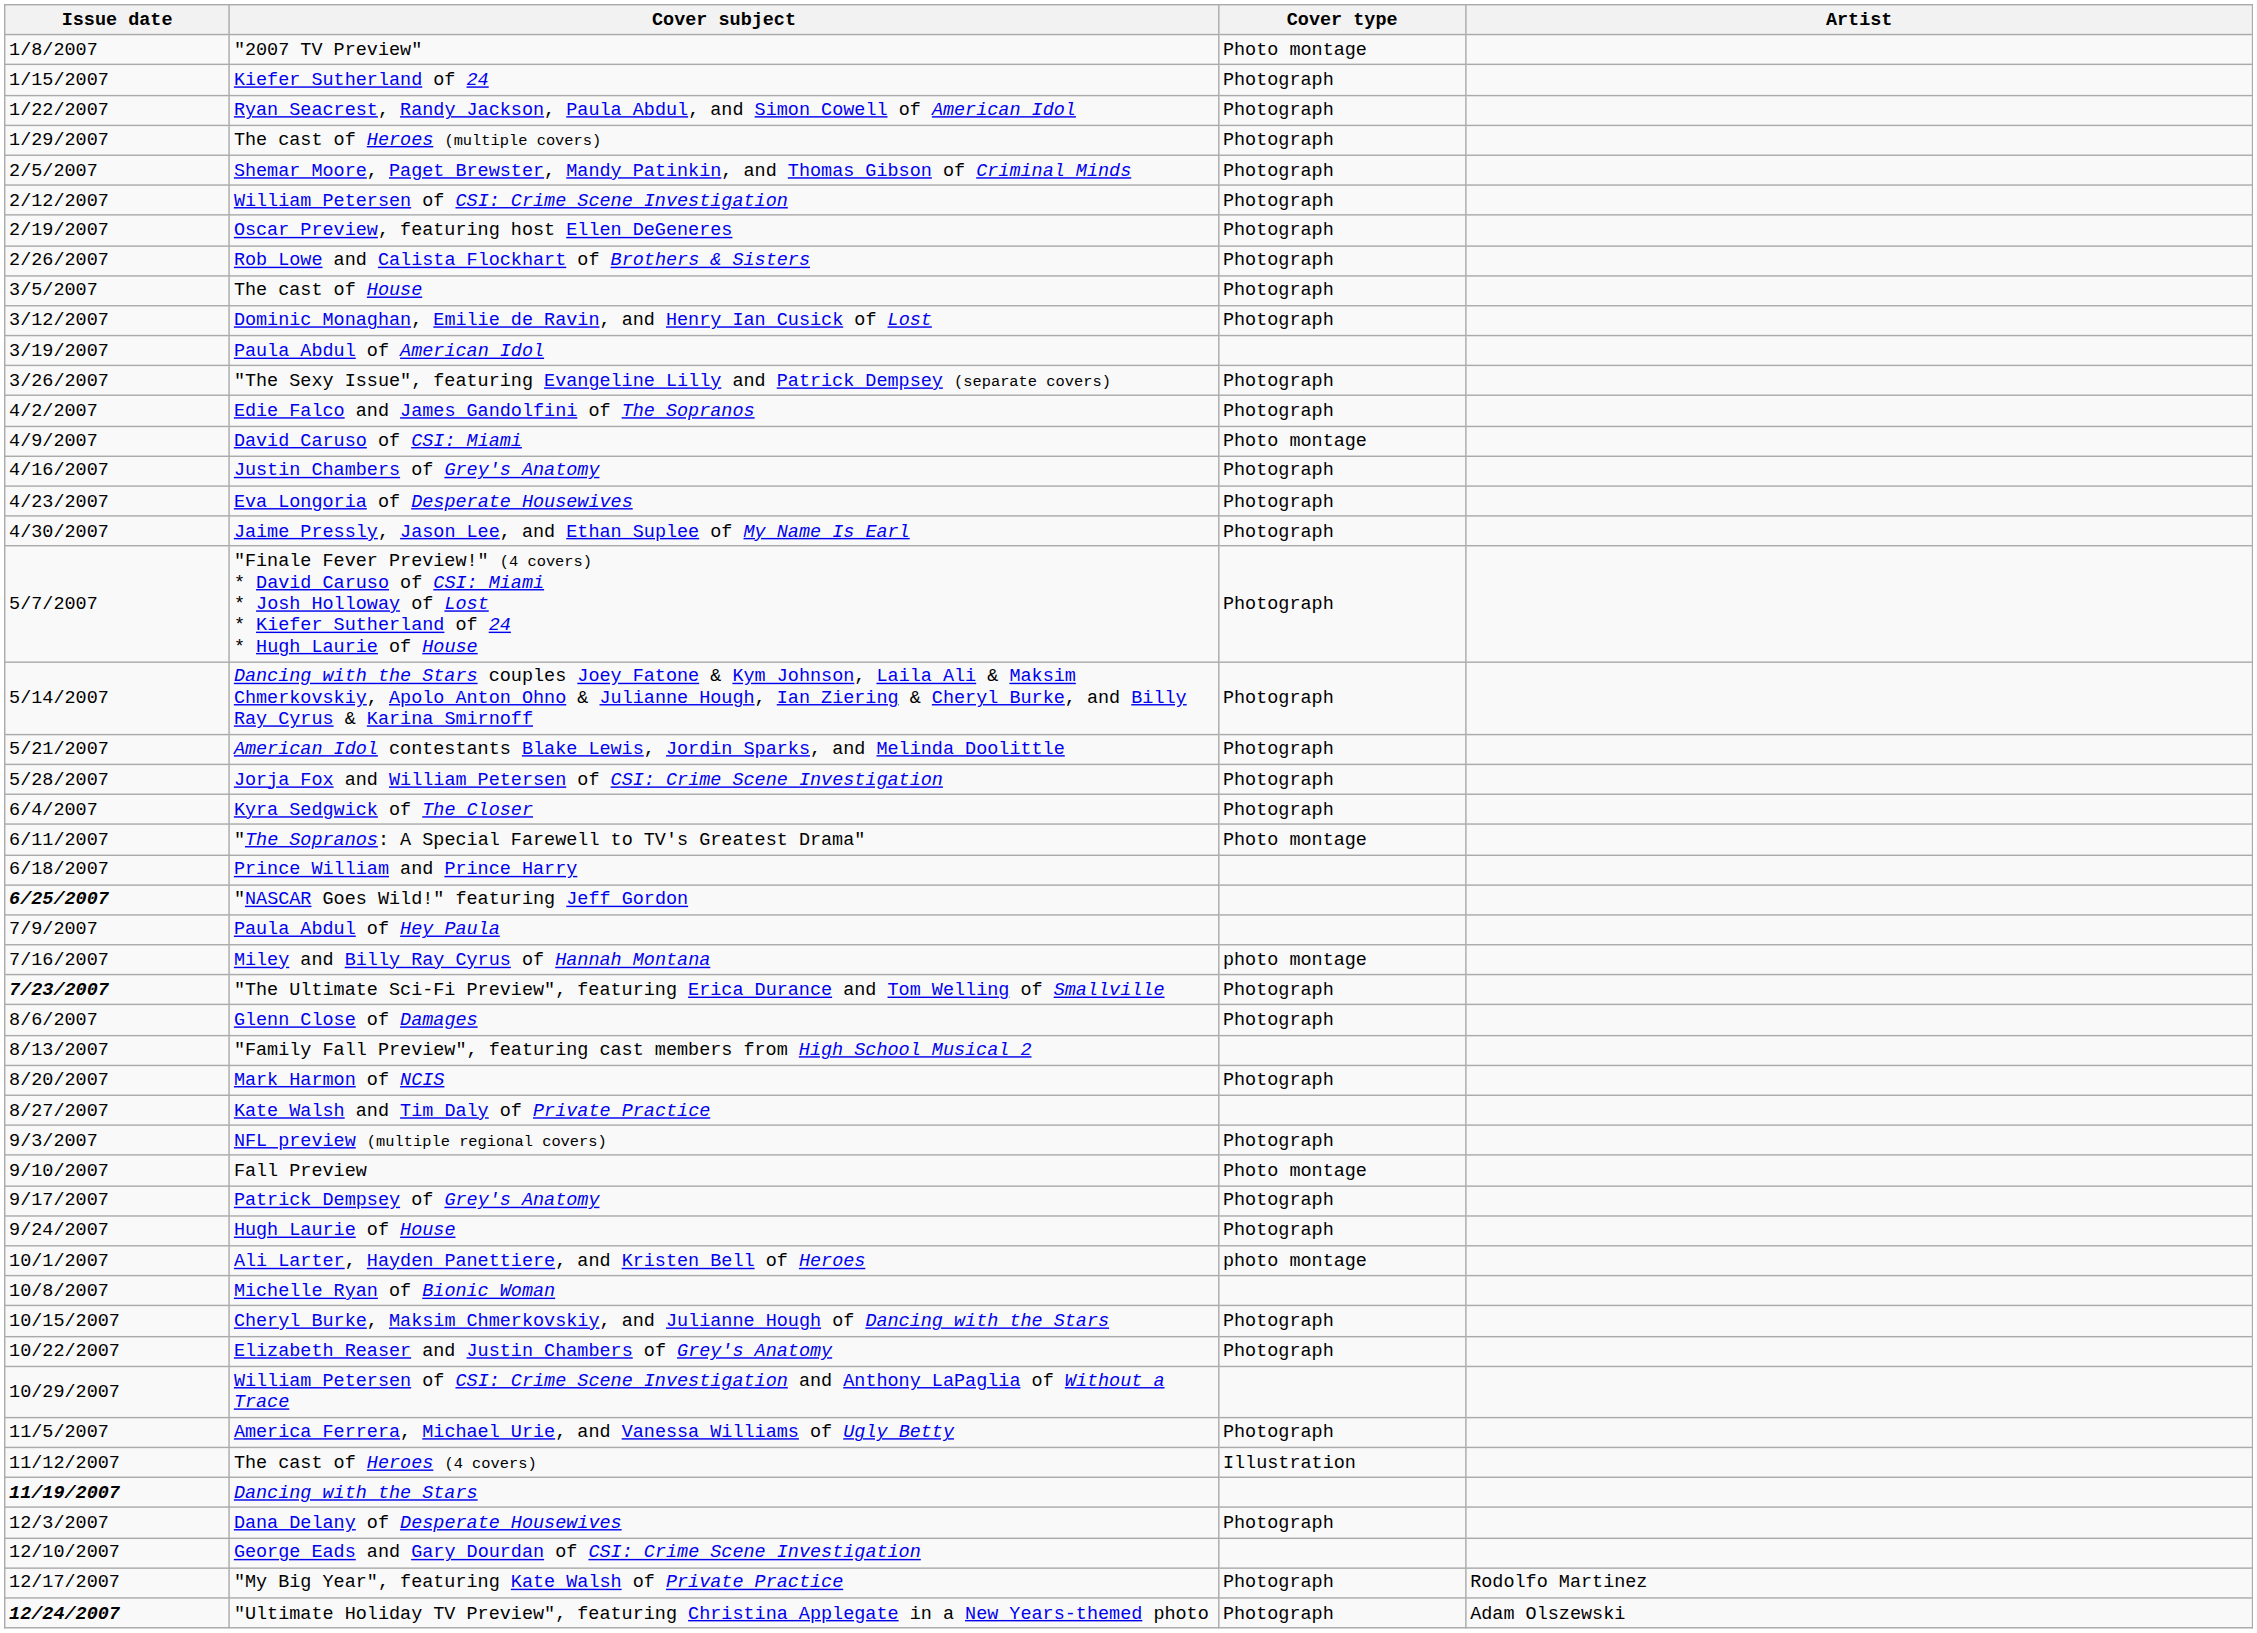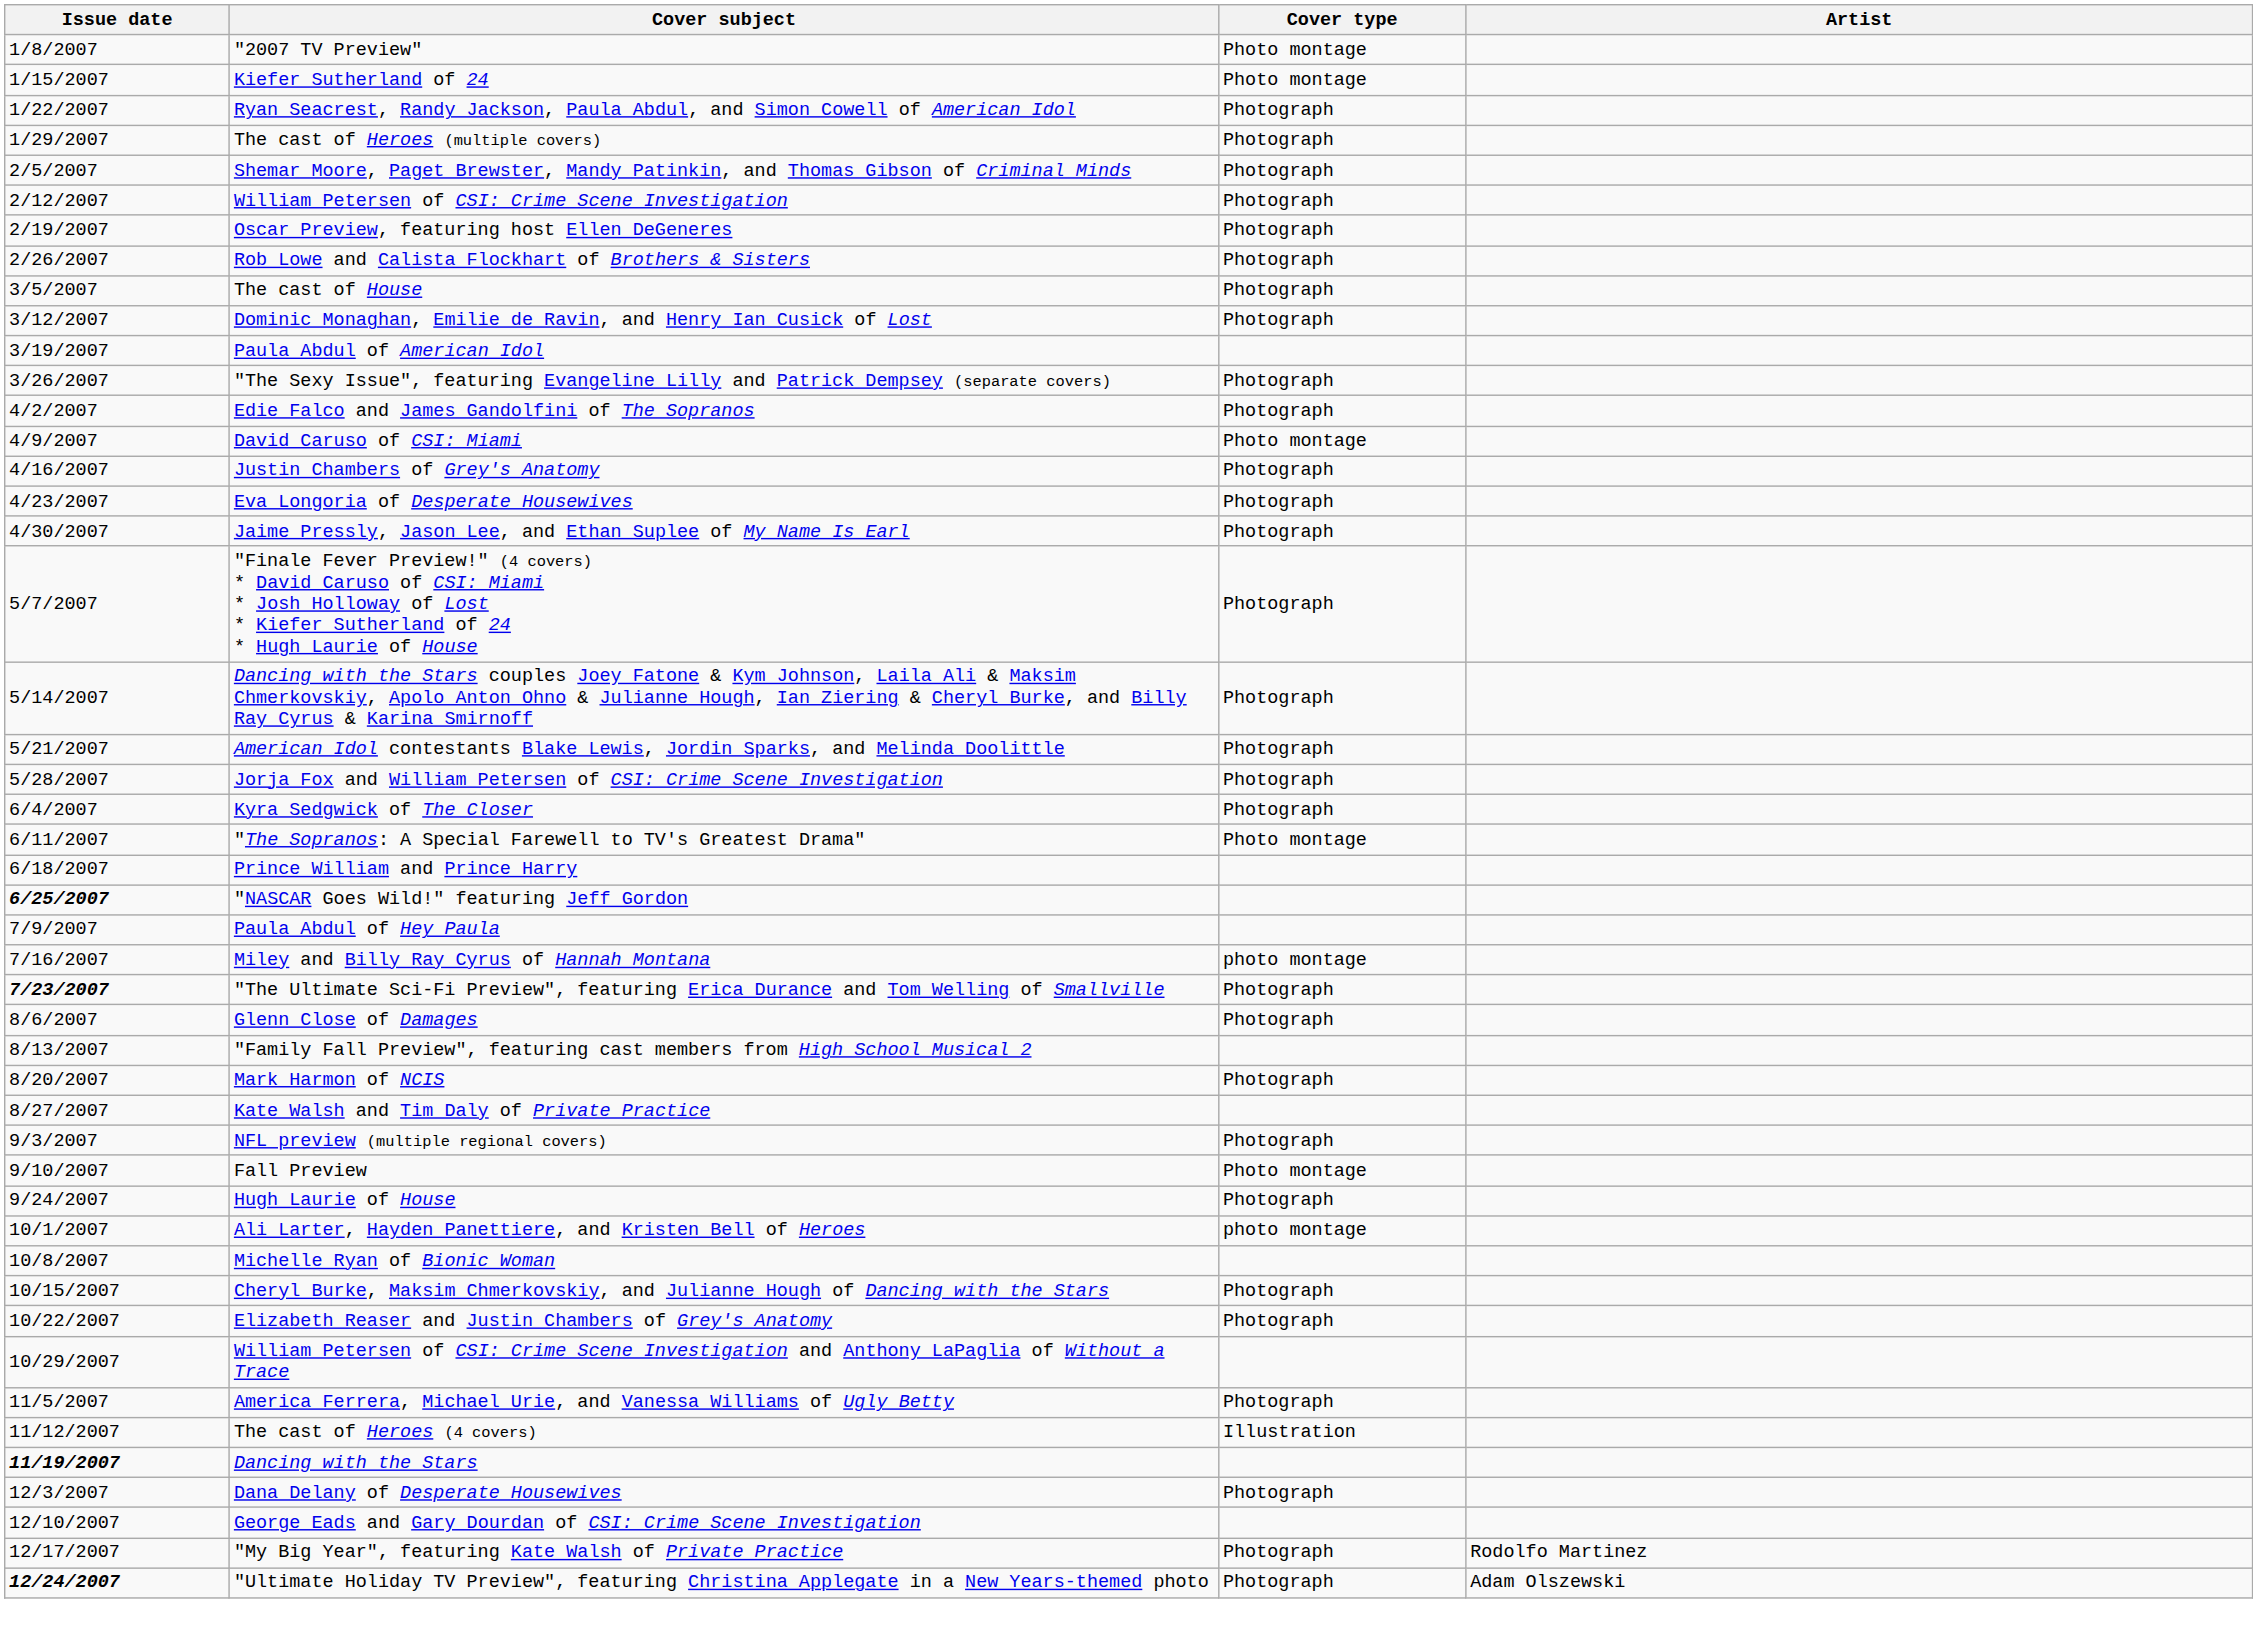(1278, 80) Photograph -> (1295, 80) Photo montage
- row: (417, 1201)
